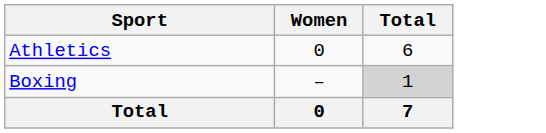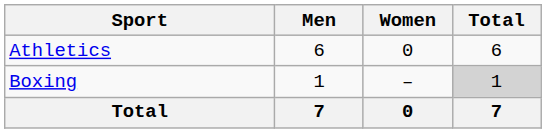+ column: (319, 20)
